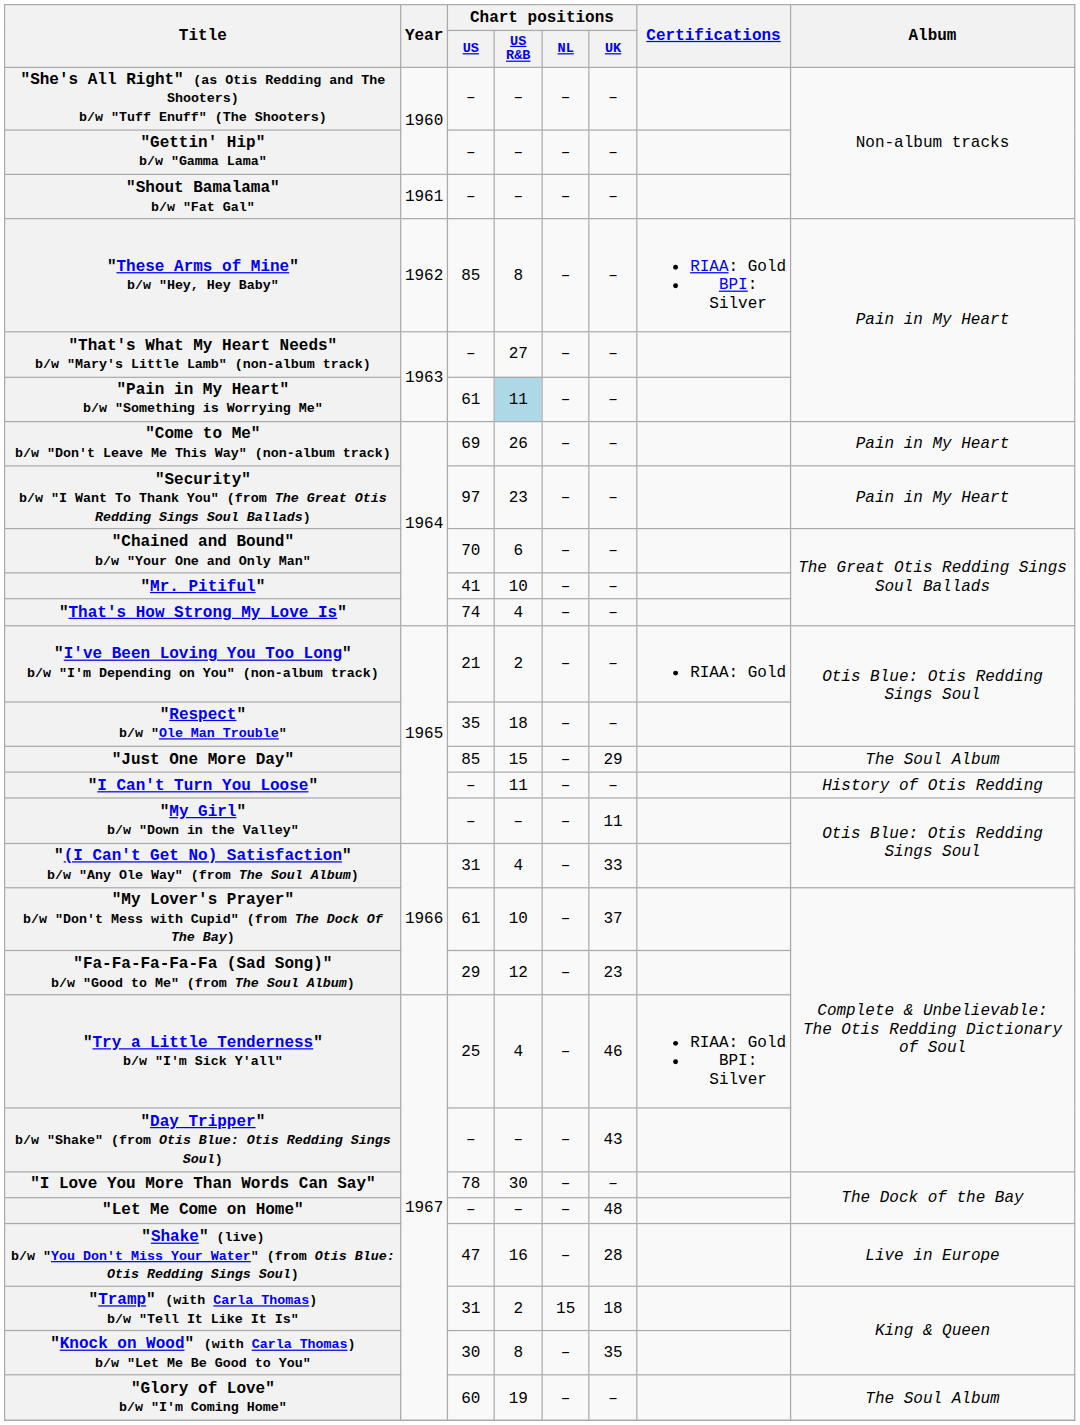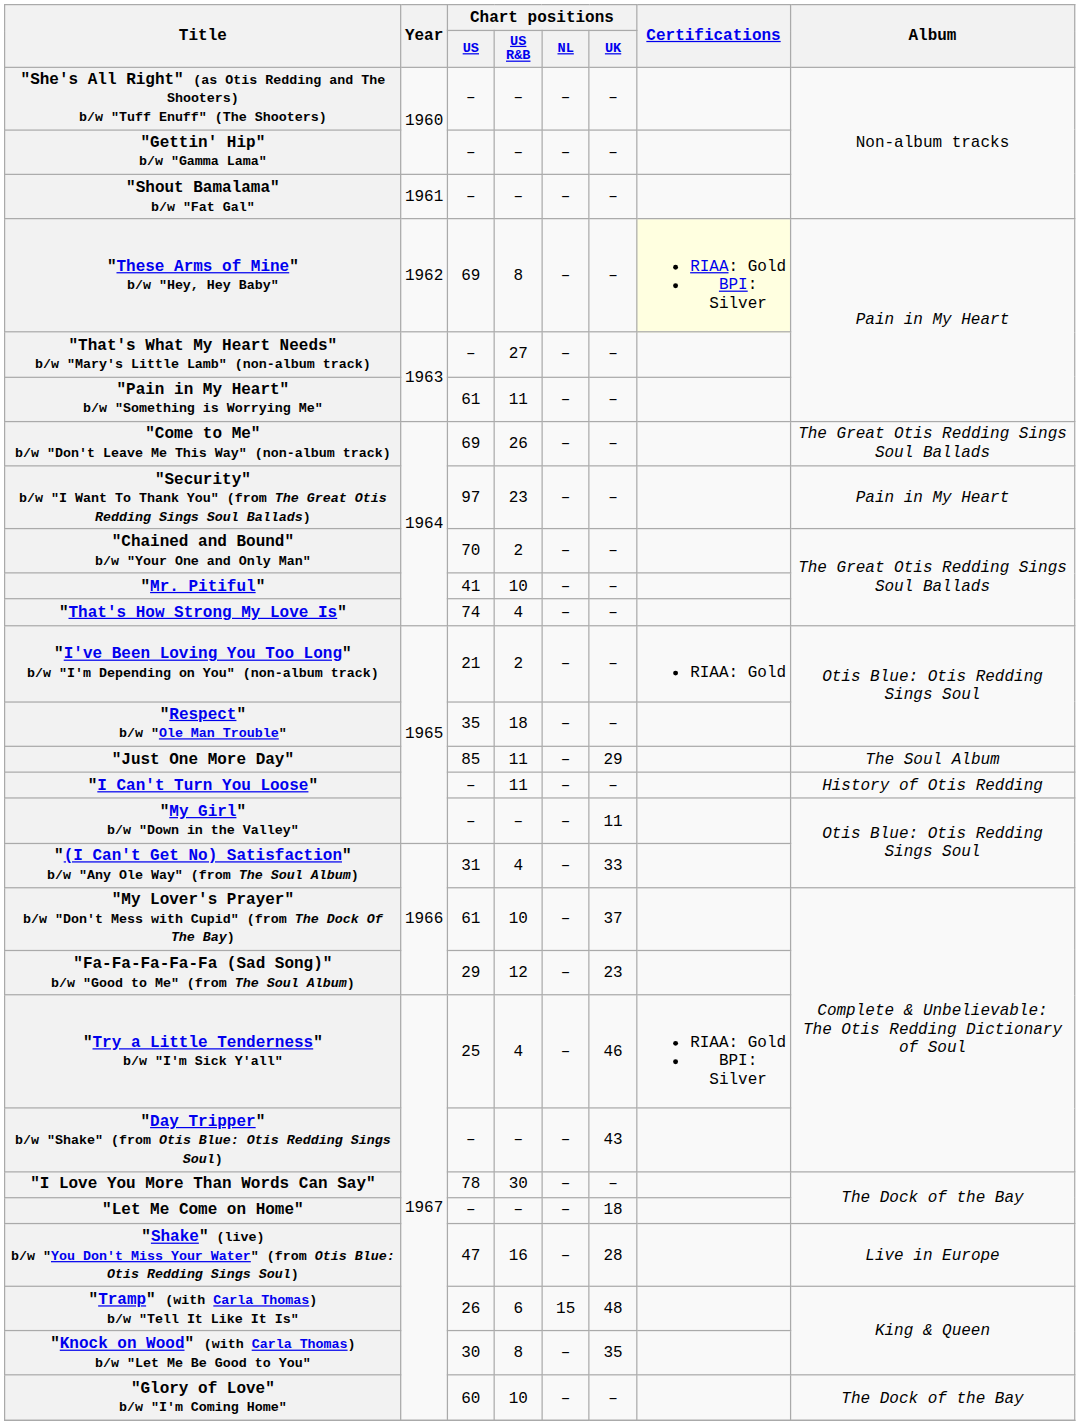(471, 276) 85 -> (471, 276) 69
(714, 285) no background -> (714, 285) lightyellow background
(518, 399) lightblue background -> (518, 399) no background
(932, 443) Pain in My Heart -> (932, 443) The Great Otis Redding Sings Soul Ballads
(518, 551) 6 -> (518, 551) 2
(518, 759) 15 -> (518, 759) 11
(613, 1210) 48 -> (613, 1210) 18
(471, 1309) 31 -> (471, 1309) 26
(518, 1309) 2 -> (518, 1309) 6
(613, 1309) 18 -> (613, 1309) 48
(518, 1398) 19 -> (518, 1398) 10
(932, 1398) The Soul Album -> (932, 1398) The Dock of the Bay
